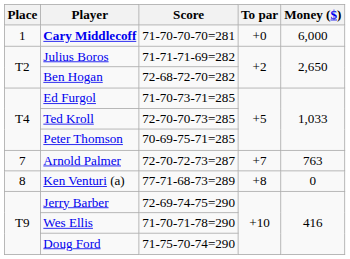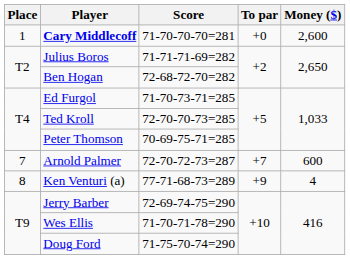(313, 35) 6,000 -> (313, 35) 2,600
(313, 160) 763 -> (313, 160) 600
(260, 181) +8 -> (260, 181) +9
(313, 181) 0 -> (313, 181) 4
